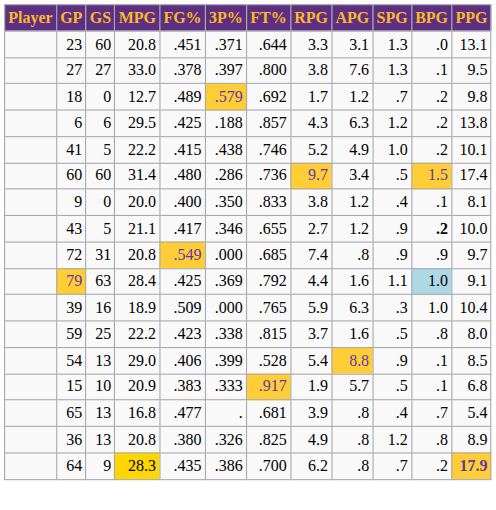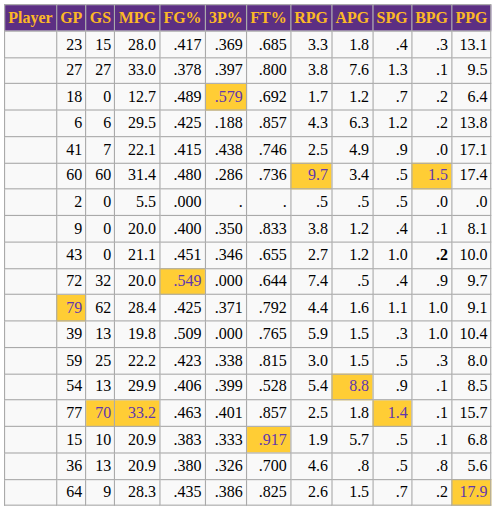(103, 44) 60 -> (103, 44) 15
(142, 44) 20.8 -> (142, 44) 28.0
(188, 44) .451 -> (188, 44) .417
(229, 44) .371 -> (229, 44) .369
(273, 44) .644 -> (273, 44) .685
(359, 44) 3.1 -> (359, 44) 1.8
(398, 44) 1.3 -> (402, 44) .4
(442, 44) .0 -> (442, 44) .3
(477, 97) 9.8 -> (477, 97) 6.4
(107, 149) 5 -> (107, 149) 7
(142, 149) 22.2 -> (142, 149) 22.1
(318, 149) 5.2 -> (318, 149) 2.5
(398, 149) 1.0 -> (402, 149) .9
(442, 149) .2 -> (442, 149) .0
(473, 149) 10.1 -> (473, 149) 17.1
+ row: (78, 202)
(107, 228) 5 -> (107, 255) 0
(188, 228) .417 -> (188, 255) .451
(402, 228) .9 -> (398, 255) 1.0
(103, 255) 31 -> (103, 281) 32
(142, 255) 20.8 -> (142, 281) 20.0
(273, 255) .685 -> (273, 281) .644
(363, 255) .8 -> (363, 281) .5
(402, 255) .9 -> (402, 281) .4
(103, 281) 63 -> (103, 308) 62
(229, 281) .369 -> (229, 308) .371
(438, 281) lightblue background -> (438, 308) no background
(103, 308) 16 -> (103, 334) 13
(142, 308) 18.9 -> (142, 334) 19.8
(359, 308) 6.3 -> (359, 334) 1.5
(318, 334) 3.7 -> (318, 360) 3.0
(359, 334) 1.6 -> (359, 360) 1.5
(442, 334) .8 -> (442, 360) .3
(142, 360) 29.0 -> (142, 387) 29.9
+ row: (74, 413)
- row: (74, 413)
(142, 439) 20.8 -> (142, 466) 20.9
(273, 439) .825 -> (273, 466) .700
(318, 439) 4.9 -> (318, 466) 4.6
(398, 439) 1.2 -> (402, 466) .5
(477, 439) 8.9 -> (477, 466) 5.6
(142, 466) gold background -> (142, 492) no background
(273, 466) .700 -> (273, 492) .825
(318, 466) 6.2 -> (318, 492) 2.6
(363, 466) .8 -> (359, 492) 1.5
(473, 466) bold -> (473, 492) normal
